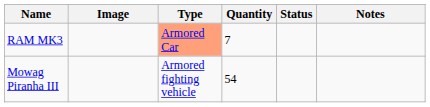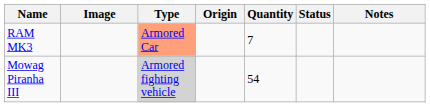+ column: (220, 14)
(183, 79) no background -> (163, 79) lightgrey background
